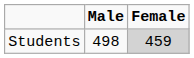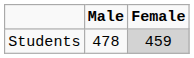(106, 41) 498 -> (106, 41) 478
